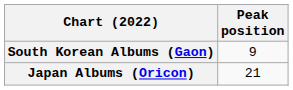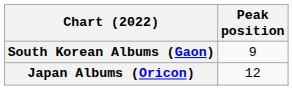(253, 74) 21 -> (253, 74) 12
